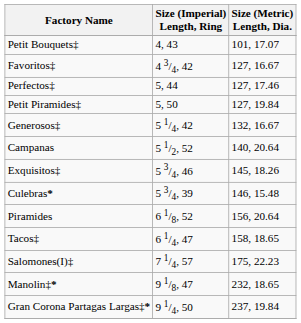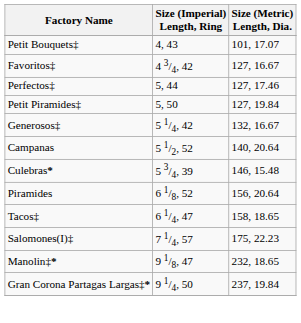- row: (34, 170)
